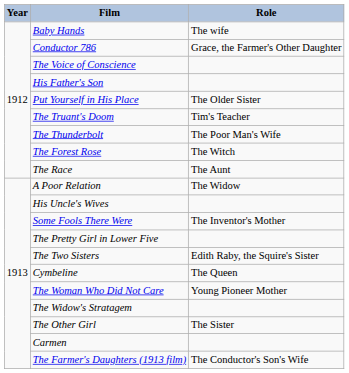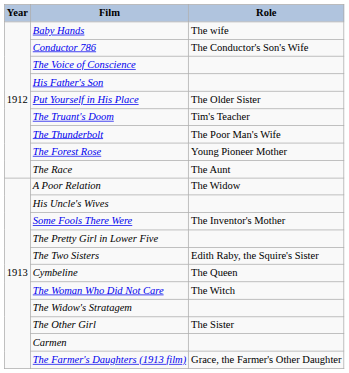(266, 48) Grace, the Farmer's Other Daughter -> (250, 48) The Conductor's Son's Wife
(213, 152) The Witch -> (239, 152) Young Pioneer Mother
(239, 290) Young Pioneer Mother -> (213, 290) The Witch
(250, 360) The Conductor's Son's Wife -> (266, 360) Grace, the Farmer's Other Daughter
